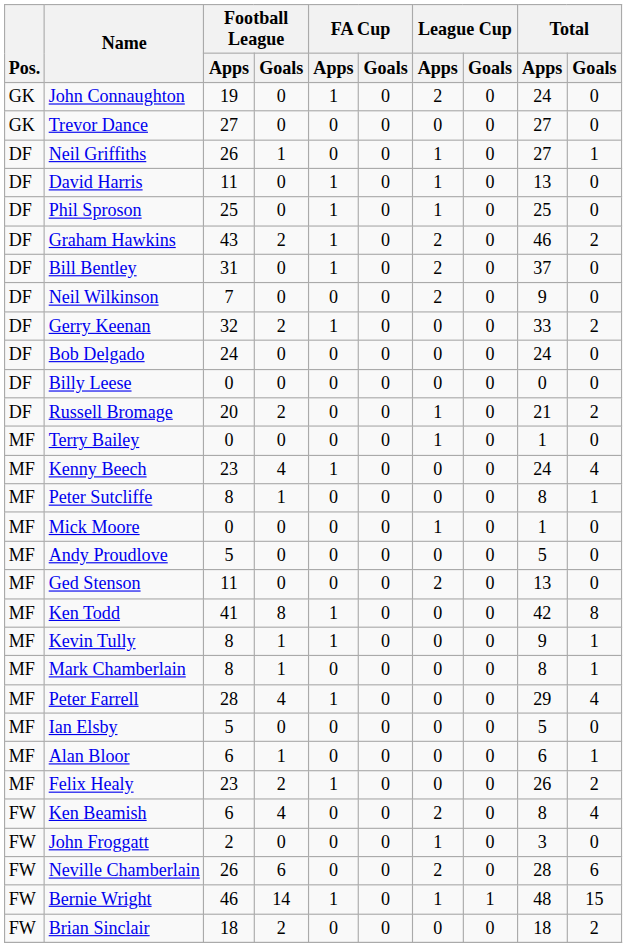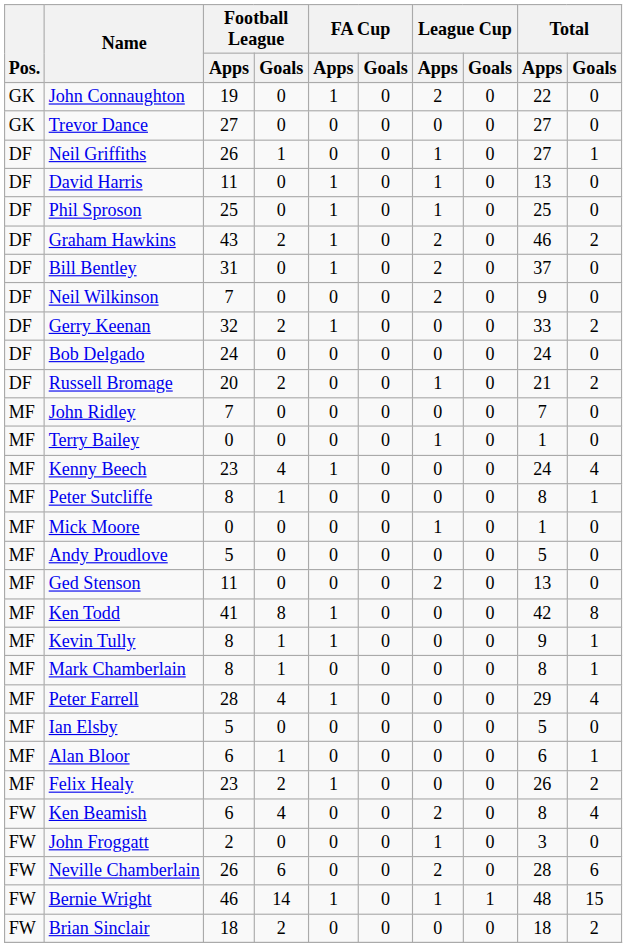(542, 96) 24 -> (542, 96) 22
- row: (90, 383)
+ row: (92, 411)
